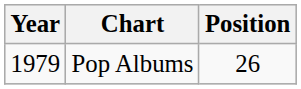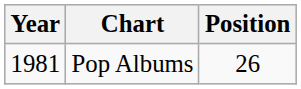(35, 63) 1979 -> (35, 63) 1981
